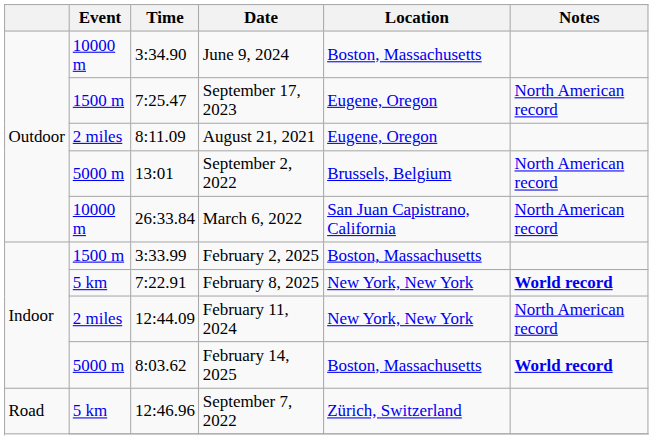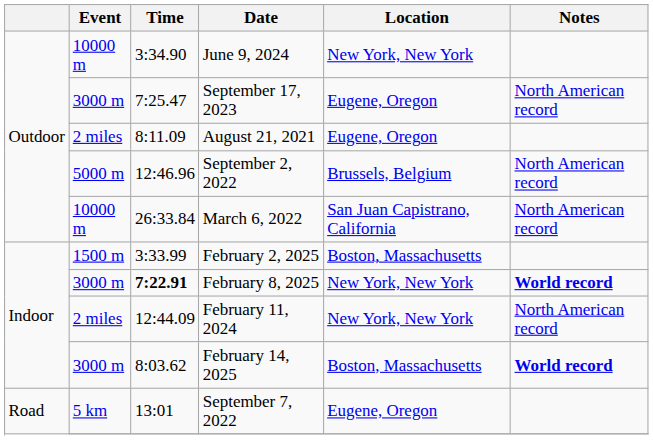(404, 54) Boston, Massachusetts -> (400, 54) New York, New York
(98, 100) 1500 m -> (98, 100) 3000 m
(154, 173) 13:01 -> (165, 173) 12:46.96
(90, 282) 5 km -> (98, 282) 3000 m
(161, 282) normal -> (161, 282) bold
(98, 364) 5000 m -> (98, 364) 3000 m
(165, 410) 12:46.96 -> (154, 410) 13:01
(394, 410) Zürich, Switzerland -> (382, 410) Eugene, Oregon
